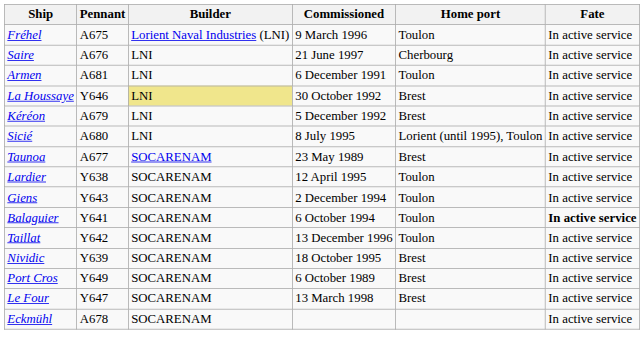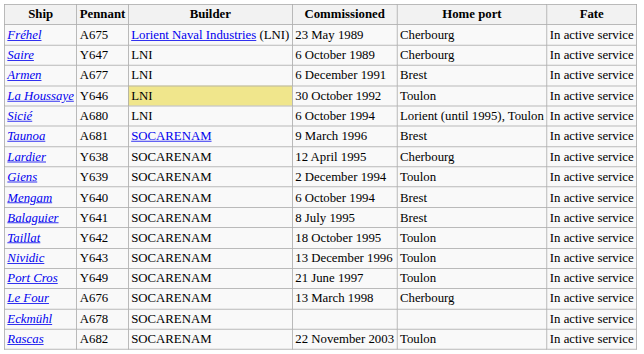(331, 34) 9 March 1996 -> (329, 34) 23 May 1989
(417, 34) Toulon -> (427, 34) Cherbourg
(94, 55) A676 -> (94, 55) Y647
(329, 55) 21 June 1997 -> (335, 55) 6 October 1989
(94, 75) A681 -> (94, 75) A677
(417, 75) Toulon -> (413, 75) Brest
(412, 95) Brest -> (418, 95) Toulon
- row: (26, 116)
(325, 136) 8 July 1995 -> (335, 116) 6 October 1994
(94, 156) A677 -> (94, 136) A681
(329, 156) 23 May 1989 -> (331, 136) 9 March 1996
(417, 177) Toulon -> (427, 156) Cherbourg
(94, 197) Y643 -> (94, 177) Y639
+ row: (30, 197)
(335, 217) 6 October 1994 -> (325, 217) 8 July 1995
(417, 217) Toulon -> (413, 217) Brest
(592, 217) bold -> (592, 217) normal
(344, 237) 13 December 1996 -> (338, 237) 18 October 1995
(94, 258) Y639 -> (94, 258) Y643
(338, 258) 18 October 1995 -> (344, 258) 13 December 1996
(412, 258) Brest -> (418, 258) Toulon
(335, 278) 6 October 1989 -> (329, 278) 21 June 1997
(412, 278) Brest -> (418, 278) Toulon
(94, 298) Y647 -> (94, 298) A676
(412, 298) Brest -> (427, 298) Cherbourg
+ row: (25, 339)
